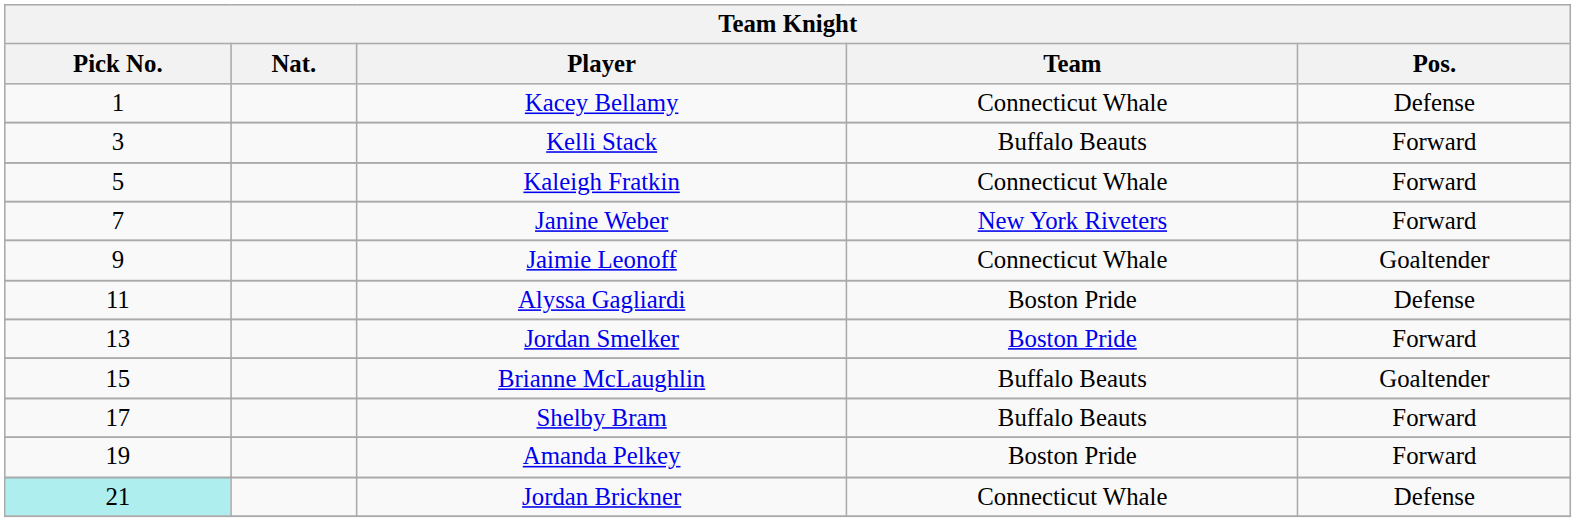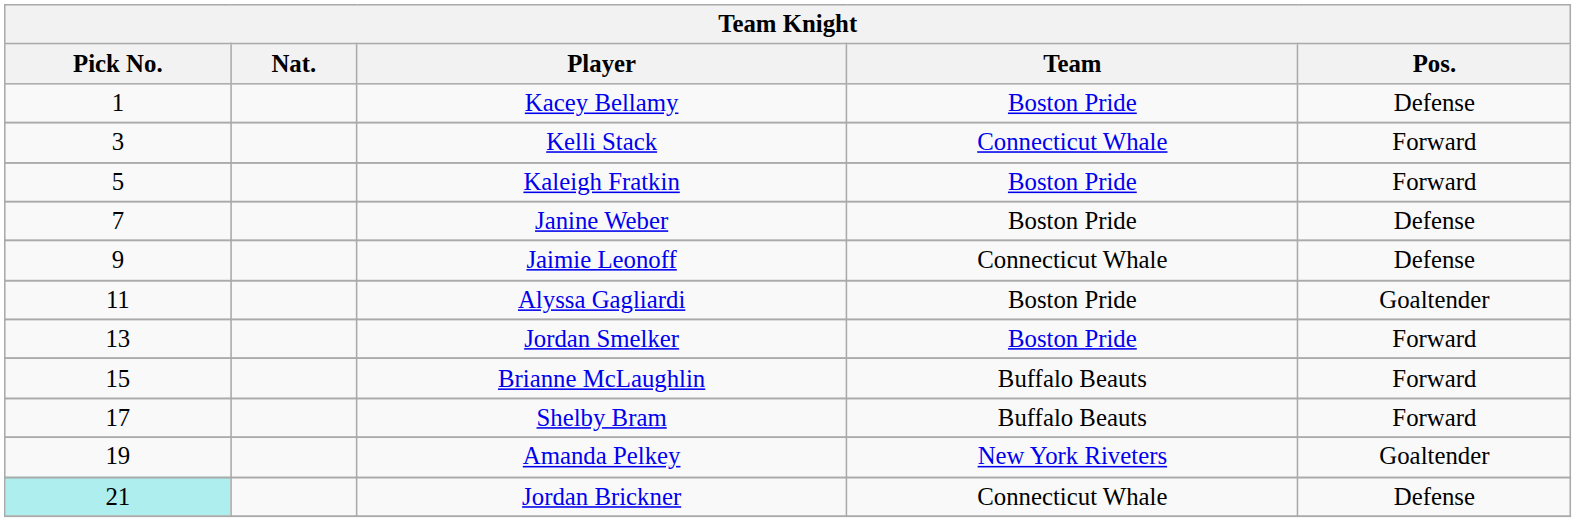(1072, 102) Connecticut Whale -> (1072, 102) Boston Pride
(1072, 142) Buffalo Beauts -> (1072, 142) Connecticut Whale
(1072, 181) Connecticut Whale -> (1072, 181) Boston Pride
(1072, 220) New York Riveters -> (1072, 220) Boston Pride
(1434, 220) Forward -> (1434, 220) Defense
(1434, 260) Goaltender -> (1434, 260) Defense
(1434, 299) Defense -> (1434, 299) Goaltender
(1434, 378) Goaltender -> (1434, 378) Forward
(1072, 456) Boston Pride -> (1072, 456) New York Riveters
(1434, 456) Forward -> (1434, 456) Goaltender
